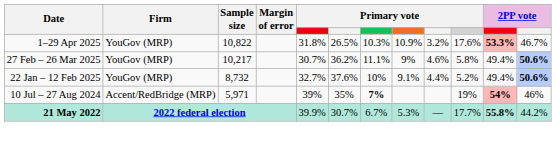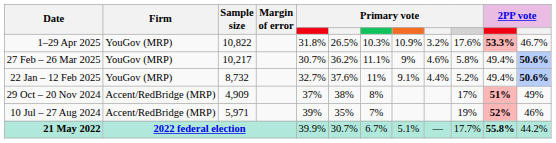(376, 77) 10% -> (376, 77) 11%
+ row: (54, 95)
(376, 95) bold -> (376, 112) normal
(500, 95) 54% -> (500, 112) 52%
(408, 112) 5.3% -> (408, 129) 5.1%
